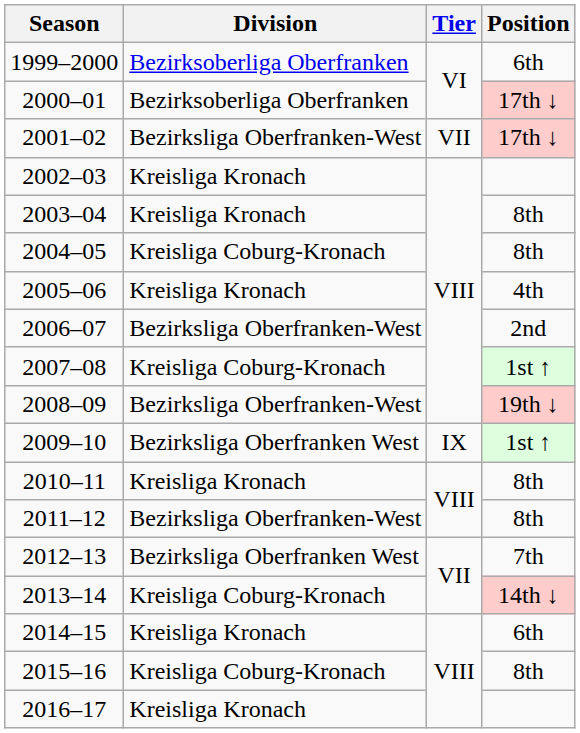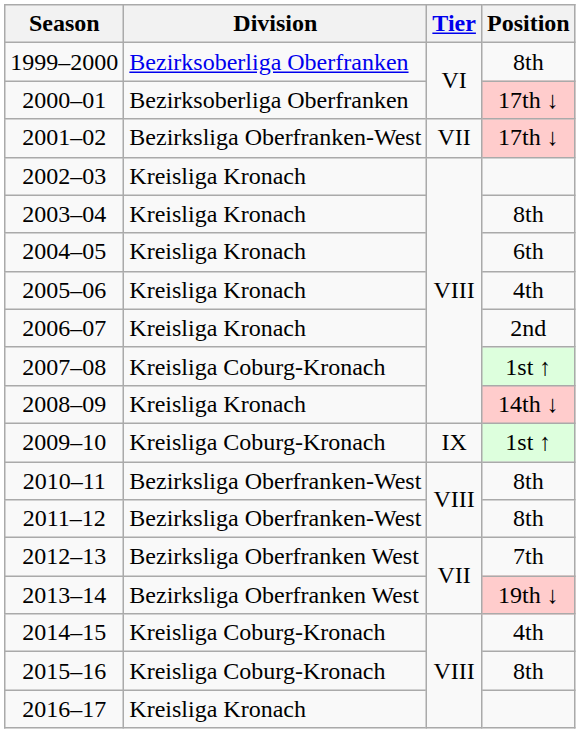(528, 61) 6th -> (528, 61) 8th
(257, 251) Kreisliga Coburg-Kronach -> (218, 251) Kreisliga Kronach
(528, 251) 8th -> (528, 251) 6th
(275, 328) Bezirksliga Oberfranken-West -> (218, 328) Kreisliga Kronach
(275, 404) Bezirksliga Oberfranken-West -> (218, 404) Kreisliga Kronach
(528, 404) 19th ↓ -> (528, 404) 14th ↓
(274, 442) Bezirksliga Oberfranken West -> (257, 442) Kreisliga Coburg-Kronach
(218, 480) Kreisliga Kronach -> (275, 480) Bezirksliga Oberfranken-West
(257, 594) Kreisliga Coburg-Kronach -> (274, 594) Bezirksliga Oberfranken West
(528, 594) 14th ↓ -> (528, 594) 19th ↓
(218, 632) Kreisliga Kronach -> (257, 632) Kreisliga Coburg-Kronach
(528, 632) 6th -> (528, 632) 4th
